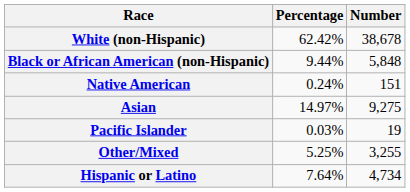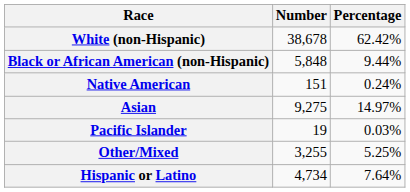columns swapped: (376, 15) <-> (310, 15)
